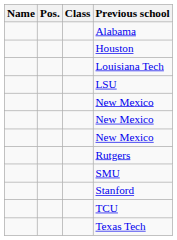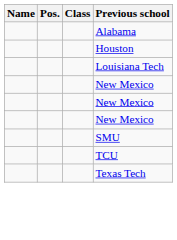- row: (21, 84)
- row: (21, 155)
- row: (21, 191)
